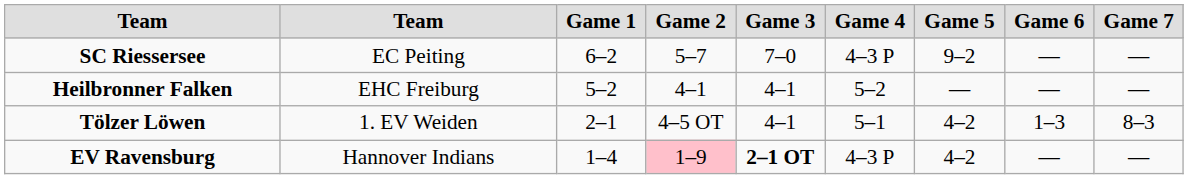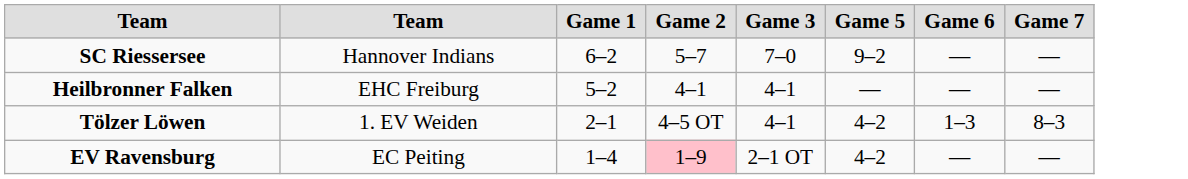- column: (870, 21)
(418, 55) EC Peiting -> (418, 55) Hannover Indians
(418, 156) Hannover Indians -> (418, 156) EC Peiting
(780, 156) bold -> (780, 156) normal
